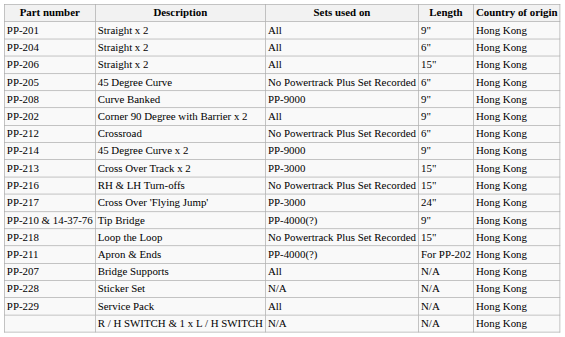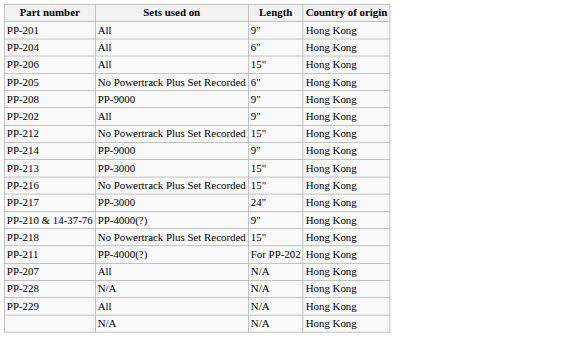- column: (180, 13)
(426, 133) 6" -> (258, 133) 15"
